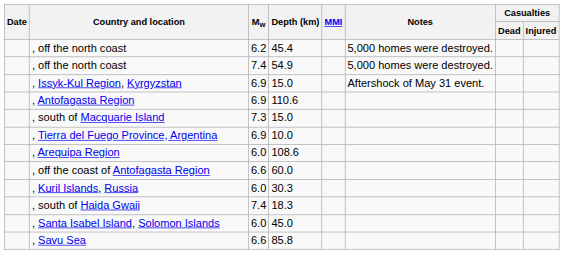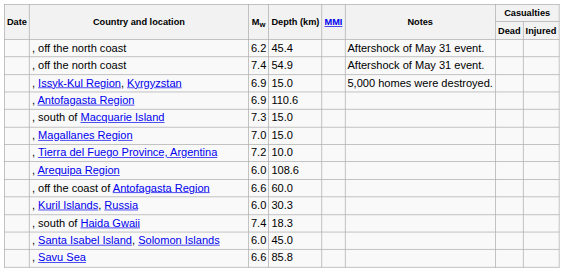(420, 48) 5,000 homes were destroyed. -> (416, 48) Aftershock of May 31 event.
(420, 65) 5,000 homes were destroyed. -> (416, 65) Aftershock of May 31 event.
(416, 83) Aftershock of May 31 event. -> (420, 83) 5,000 homes were destroyed.
+ row: (82, 135)
(259, 135) 6.9 -> (259, 153) 7.2
